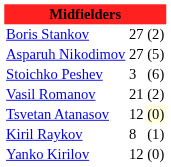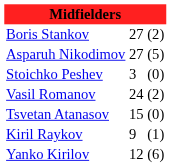(156, 74) (6) -> (156, 74) (0)
(136, 94) 21 -> (136, 94) 24
(136, 114) 12 -> (136, 114) 15
(156, 114) lightyellow background -> (156, 114) no background
(133, 134) 8 -> (133, 134) 9
(156, 154) (0) -> (156, 154) (6)
